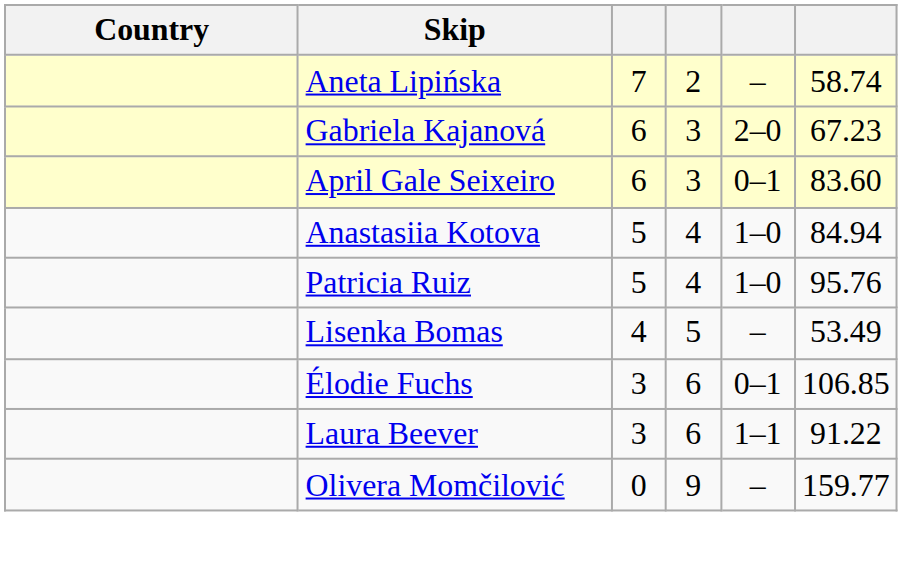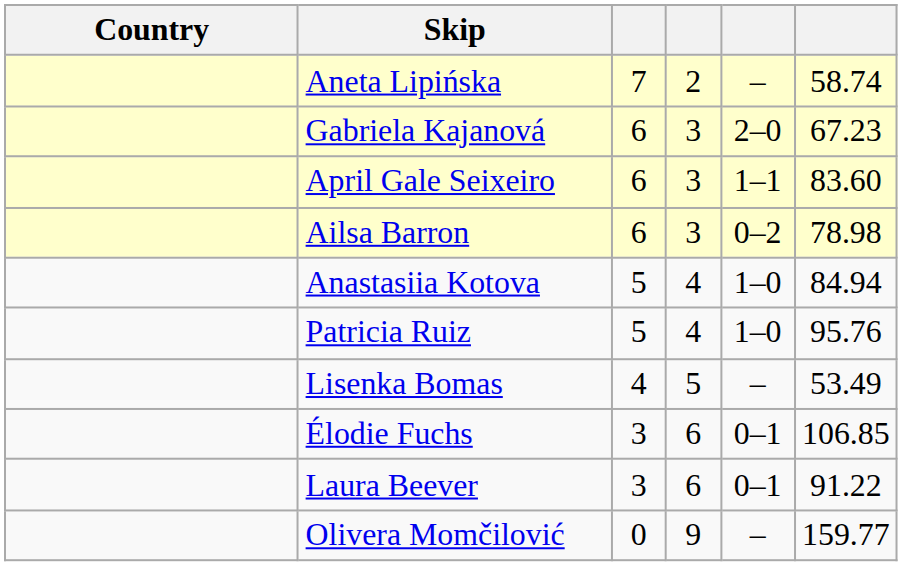(758, 181) 0–1 -> (758, 181) 1–1
+ row: (387, 231)
(758, 433) 1–1 -> (758, 484) 0–1
